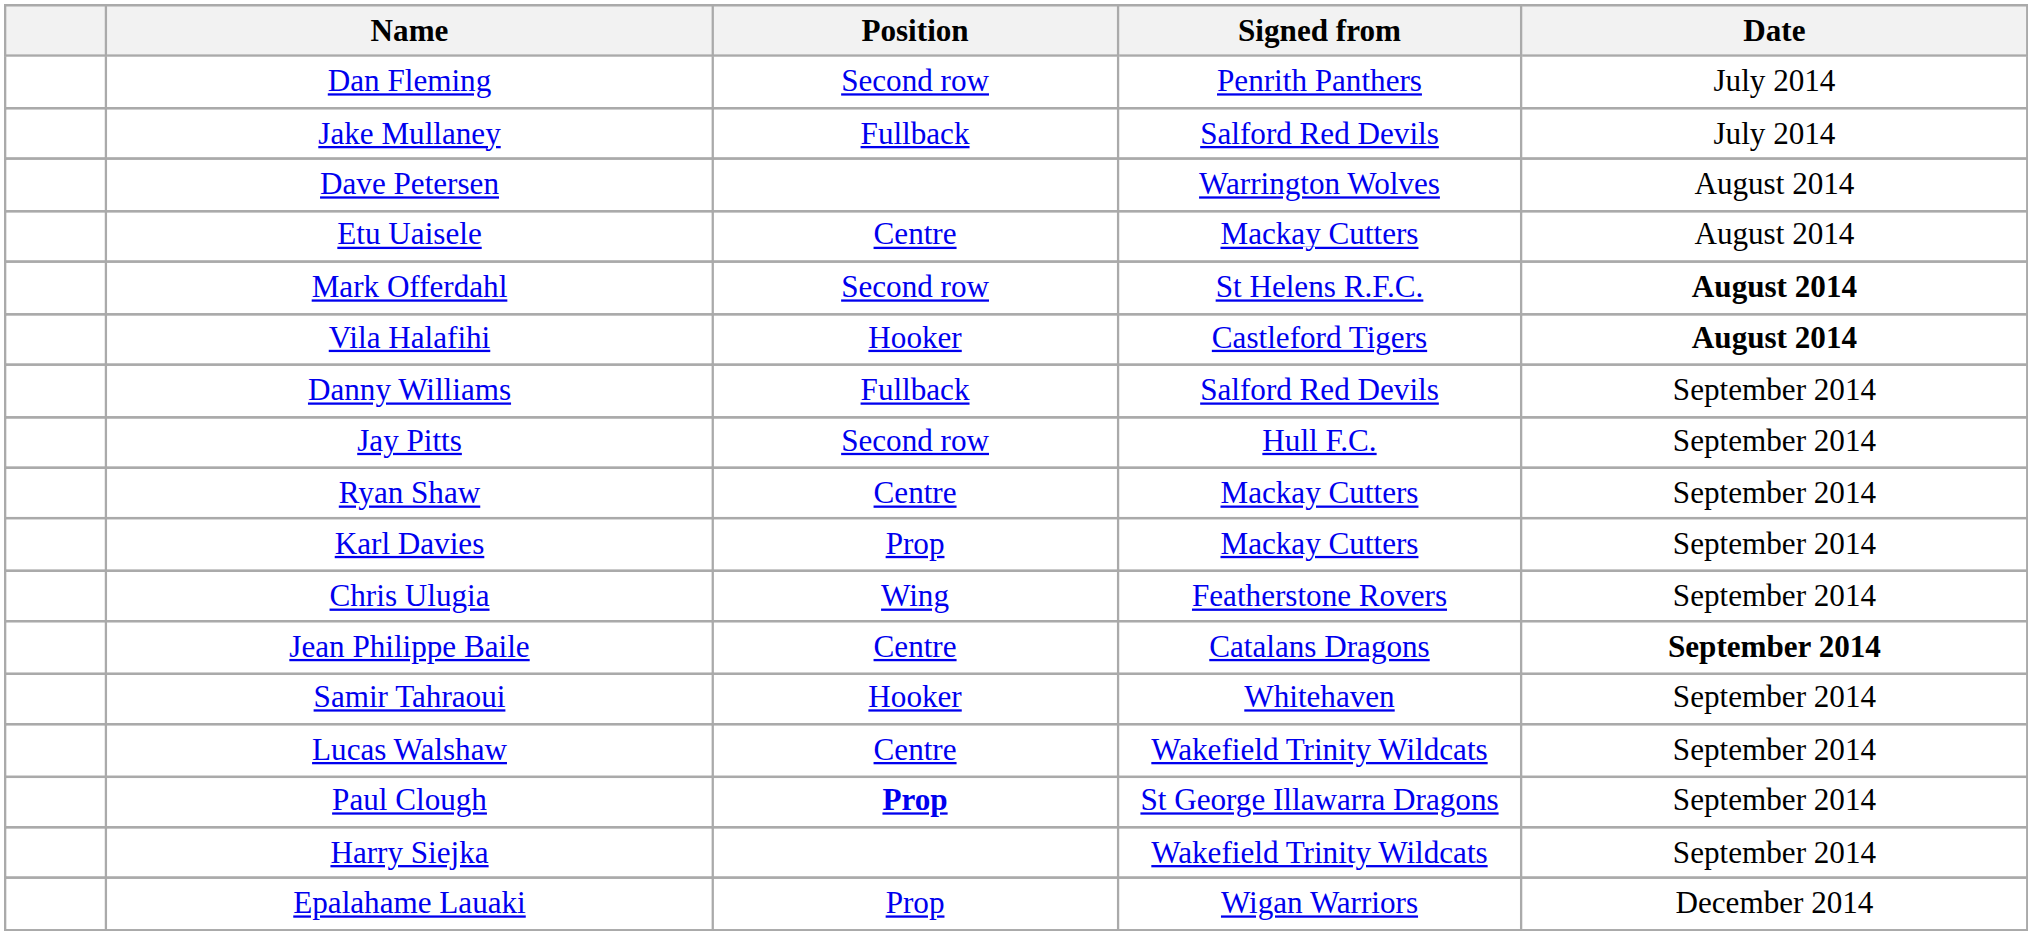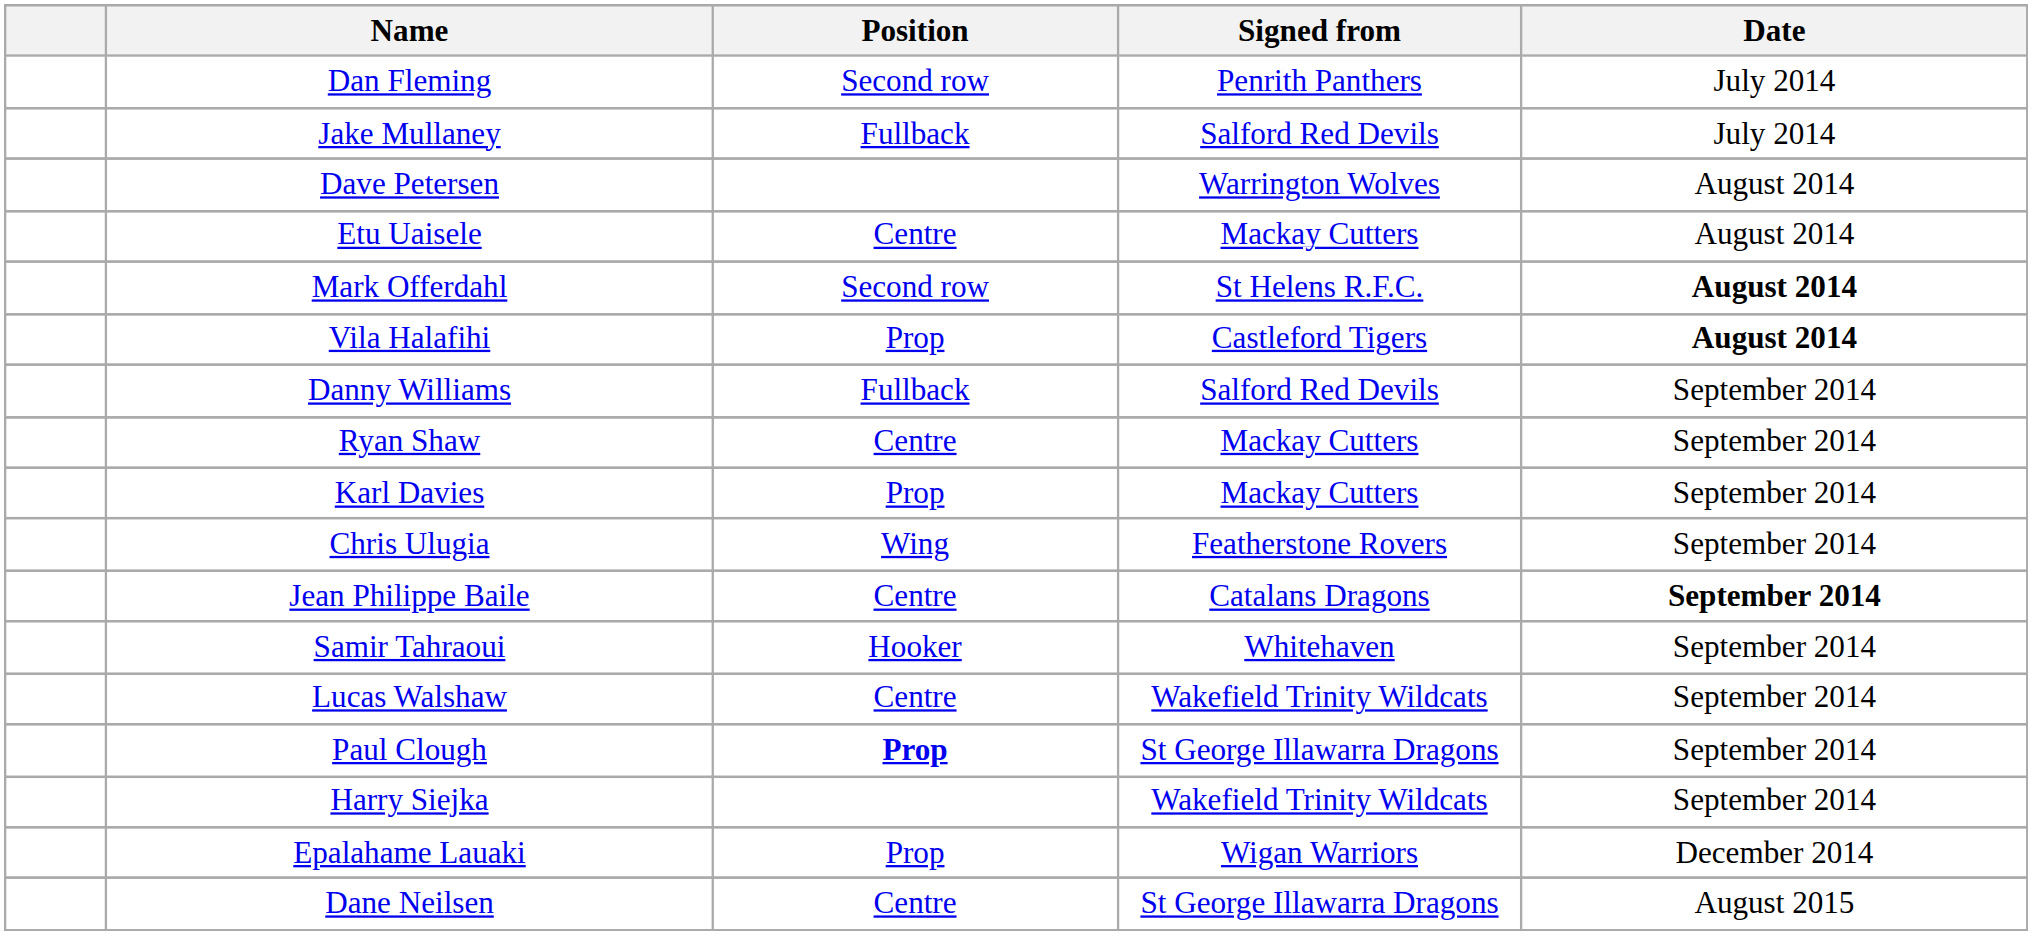(915, 338) Hooker -> (915, 338) Prop
- row: (410, 440)
+ row: (410, 903)
